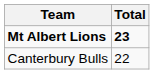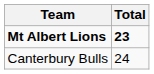(122, 58) 22 -> (122, 58) 24
